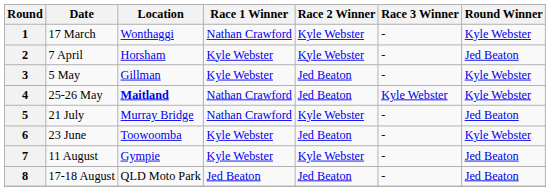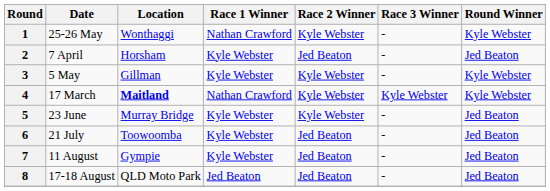(72, 34) 17 March -> (76, 34) 25-26 May
(331, 54) Kyle Webster -> (325, 54) Jed Beaton
(325, 74) Jed Beaton -> (331, 74) Kyle Webster
(76, 94) 25-26 May -> (72, 94) 17 March
(325, 94) Jed Beaton -> (331, 94) Kyle Webster
(66, 115) 21 July -> (67, 115) 23 June
(249, 115) Nathan Crawford -> (240, 115) Kyle Webster
(67, 135) 23 June -> (66, 135) 21 July
(498, 135) Kyle Webster -> (492, 135) Jed Beaton
(331, 155) Kyle Webster -> (325, 155) Jed Beaton
